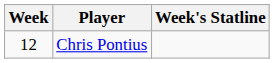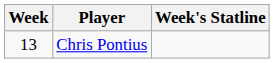(28, 44) 12 -> (28, 44) 13
